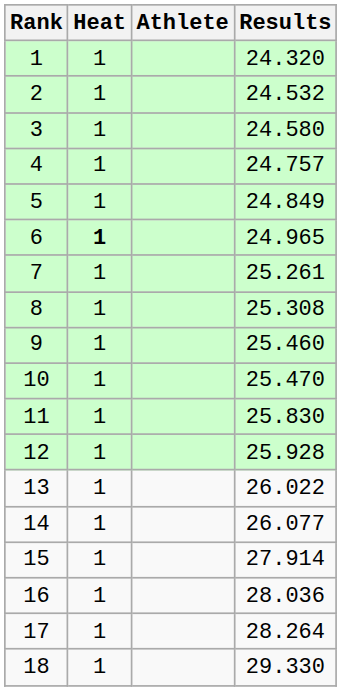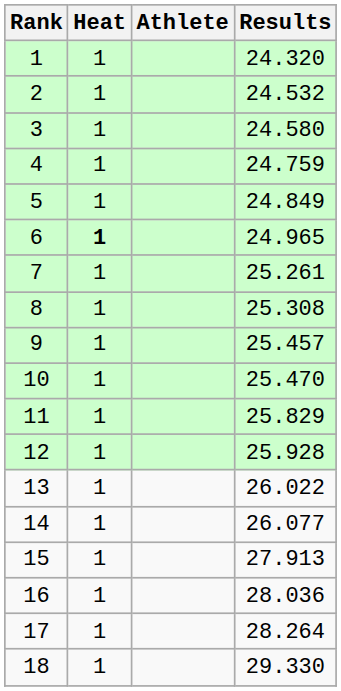(285, 166) 24.757 -> (285, 166) 24.759
(285, 345) 25.460 -> (285, 345) 25.457
(285, 417) 25.830 -> (285, 417) 25.829
(285, 560) 27.914 -> (285, 560) 27.913
